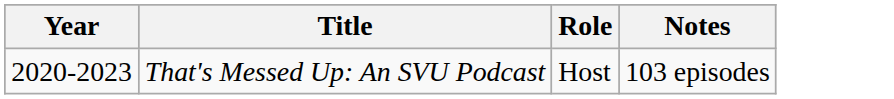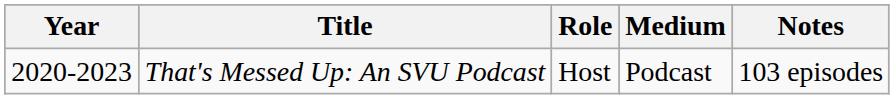+ column: (675, 26)
